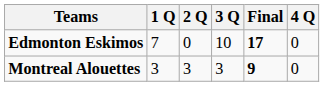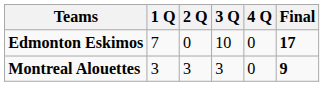columns swapped: (303, 17) <-> (265, 17)
